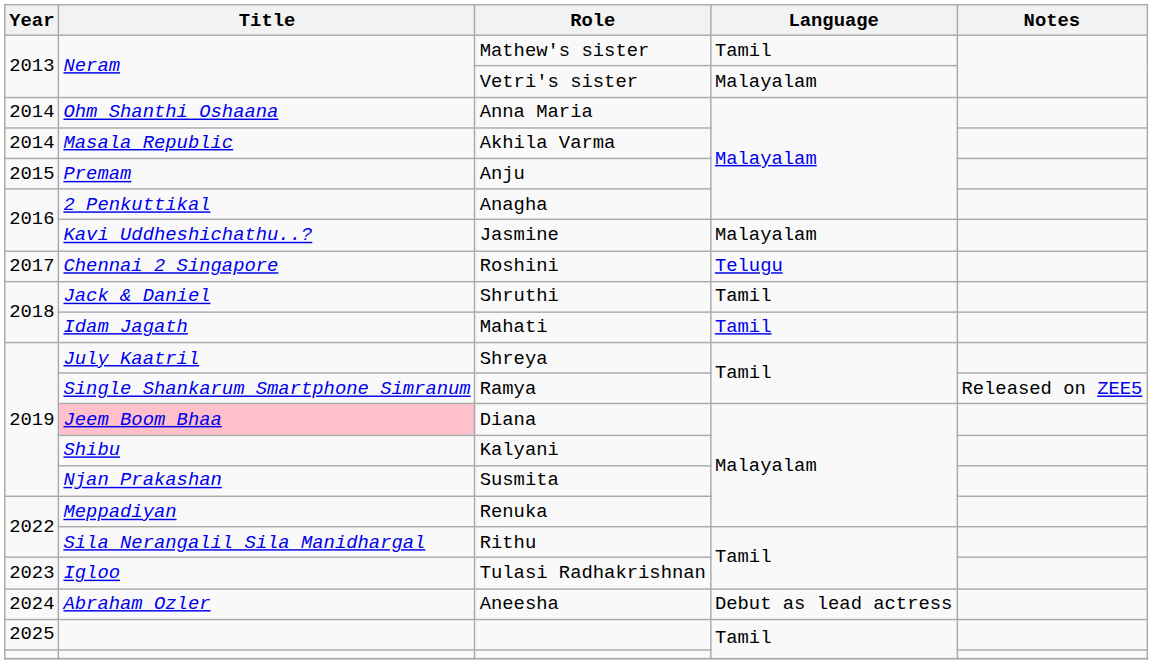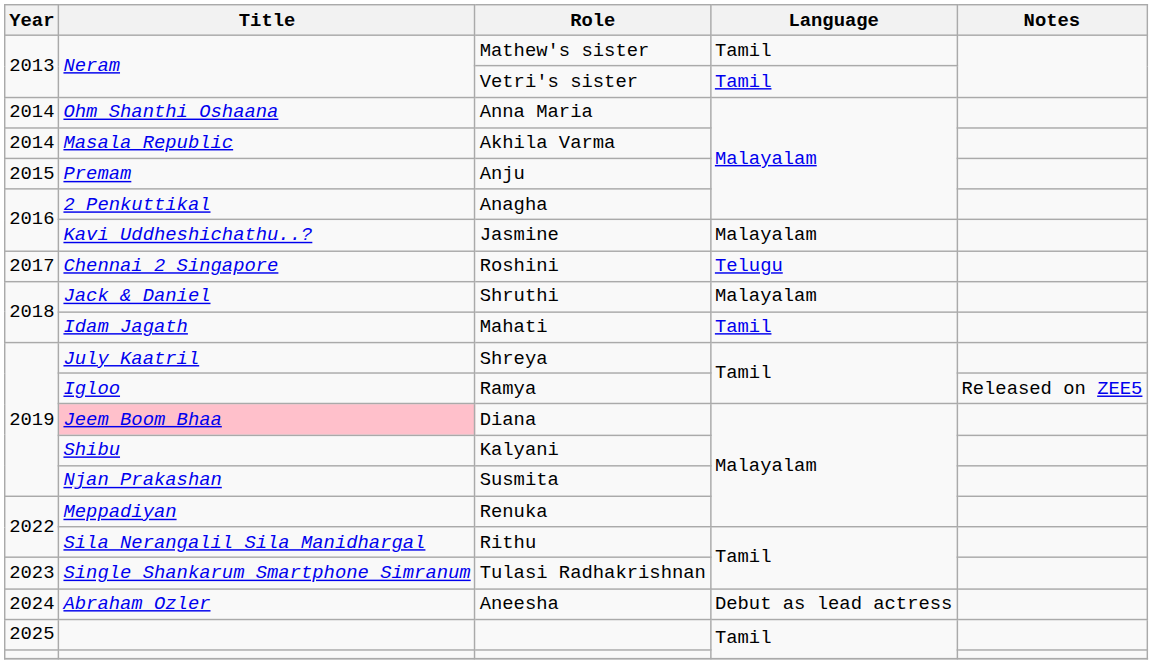(766, 82) Malayalam -> (743, 82) Tamil
(743, 297) Tamil -> (766, 297) Malayalam
(267, 389) Single Shankarum Smartphone Simranum -> (92, 389) Igloo
(92, 573) Igloo -> (267, 573) Single Shankarum Smartphone Simranum
